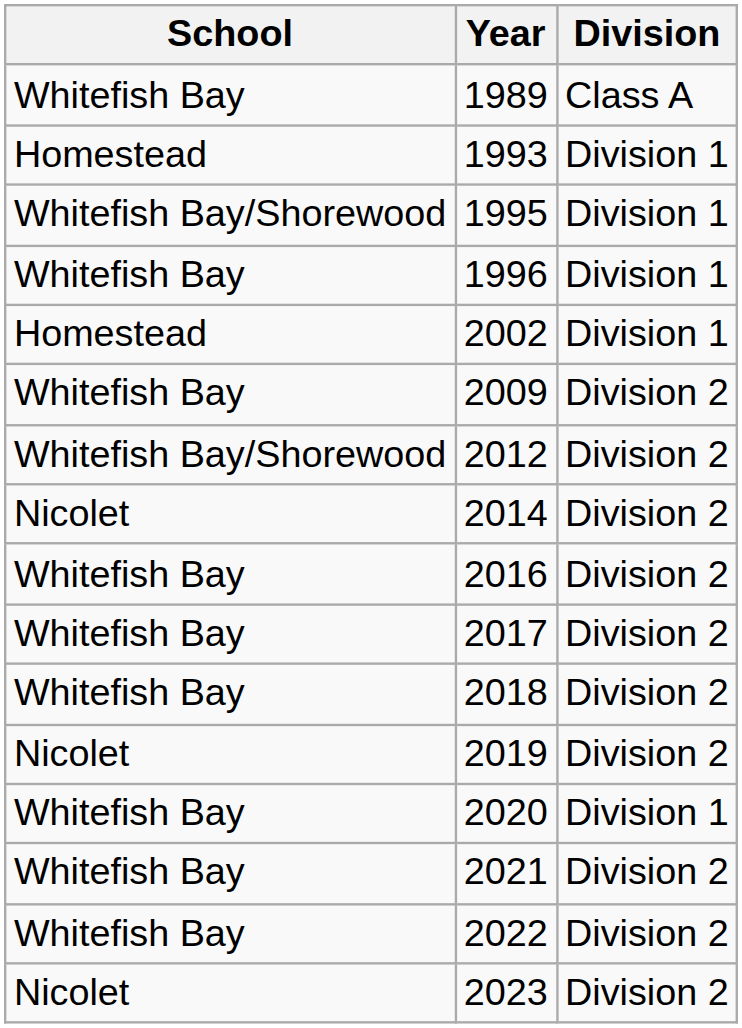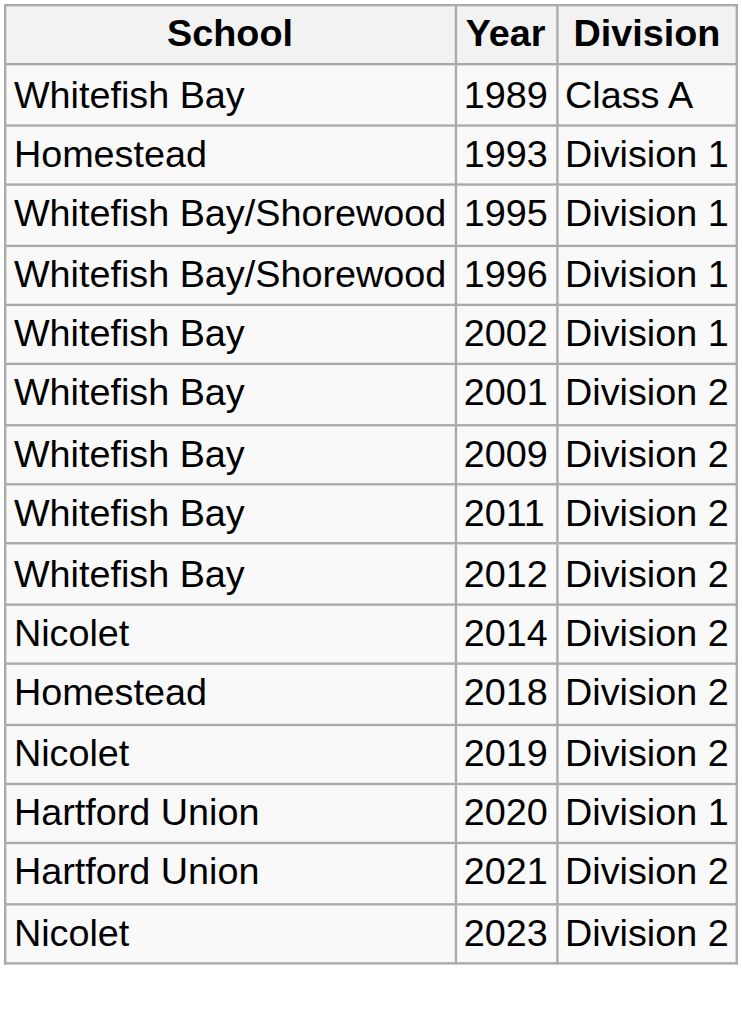(129, 273) Whitefish Bay -> (230, 273) Whitefish Bay/Shorewood
(110, 333) Homestead -> (129, 333) Whitefish Bay
+ row: (506, 393)
+ row: (504, 513)
(230, 453) Whitefish Bay/Shorewood -> (129, 573) Whitefish Bay
- row: (506, 573)
- row: (506, 633)
(129, 693) Whitefish Bay -> (110, 693) Homestead
(129, 812) Whitefish Bay -> (137, 812) Hartford Union
(129, 872) Whitefish Bay -> (137, 872) Hartford Union
- row: (506, 932)
